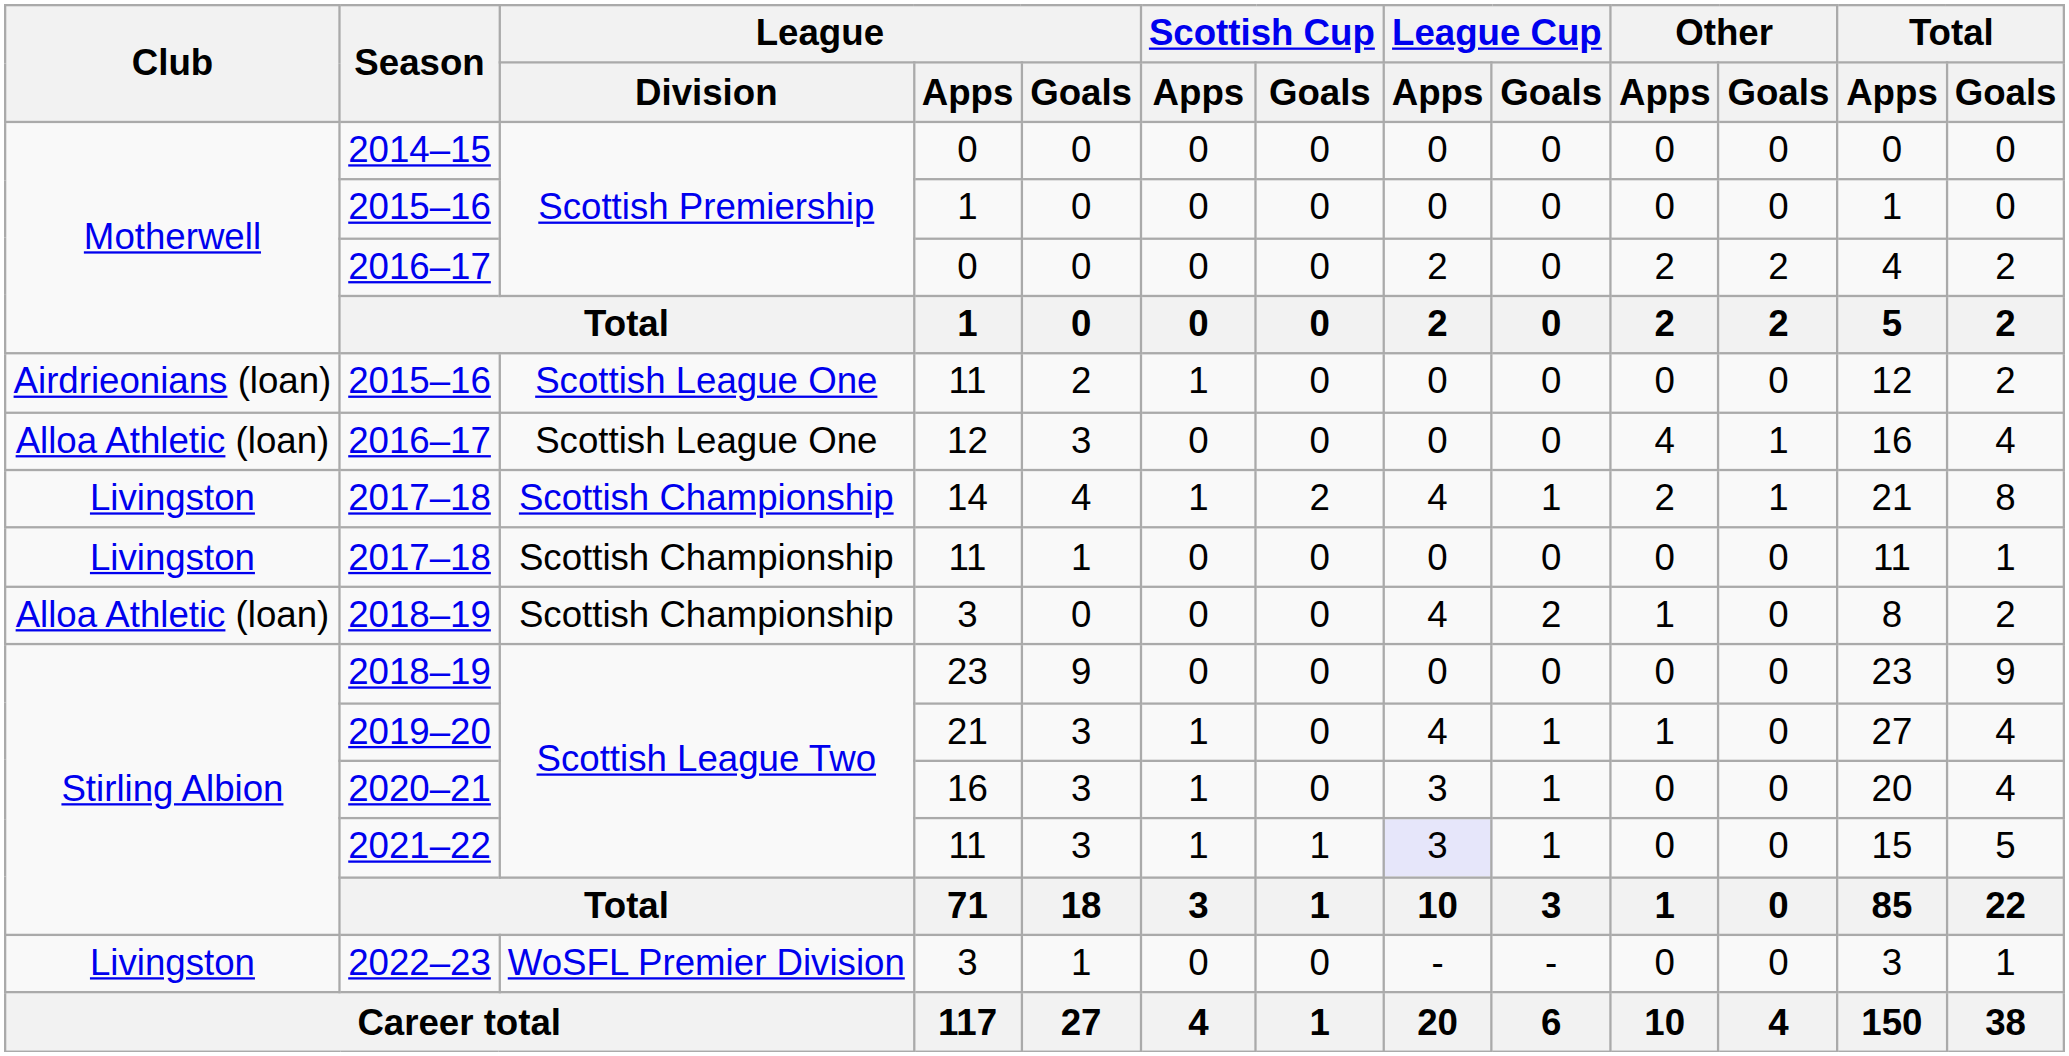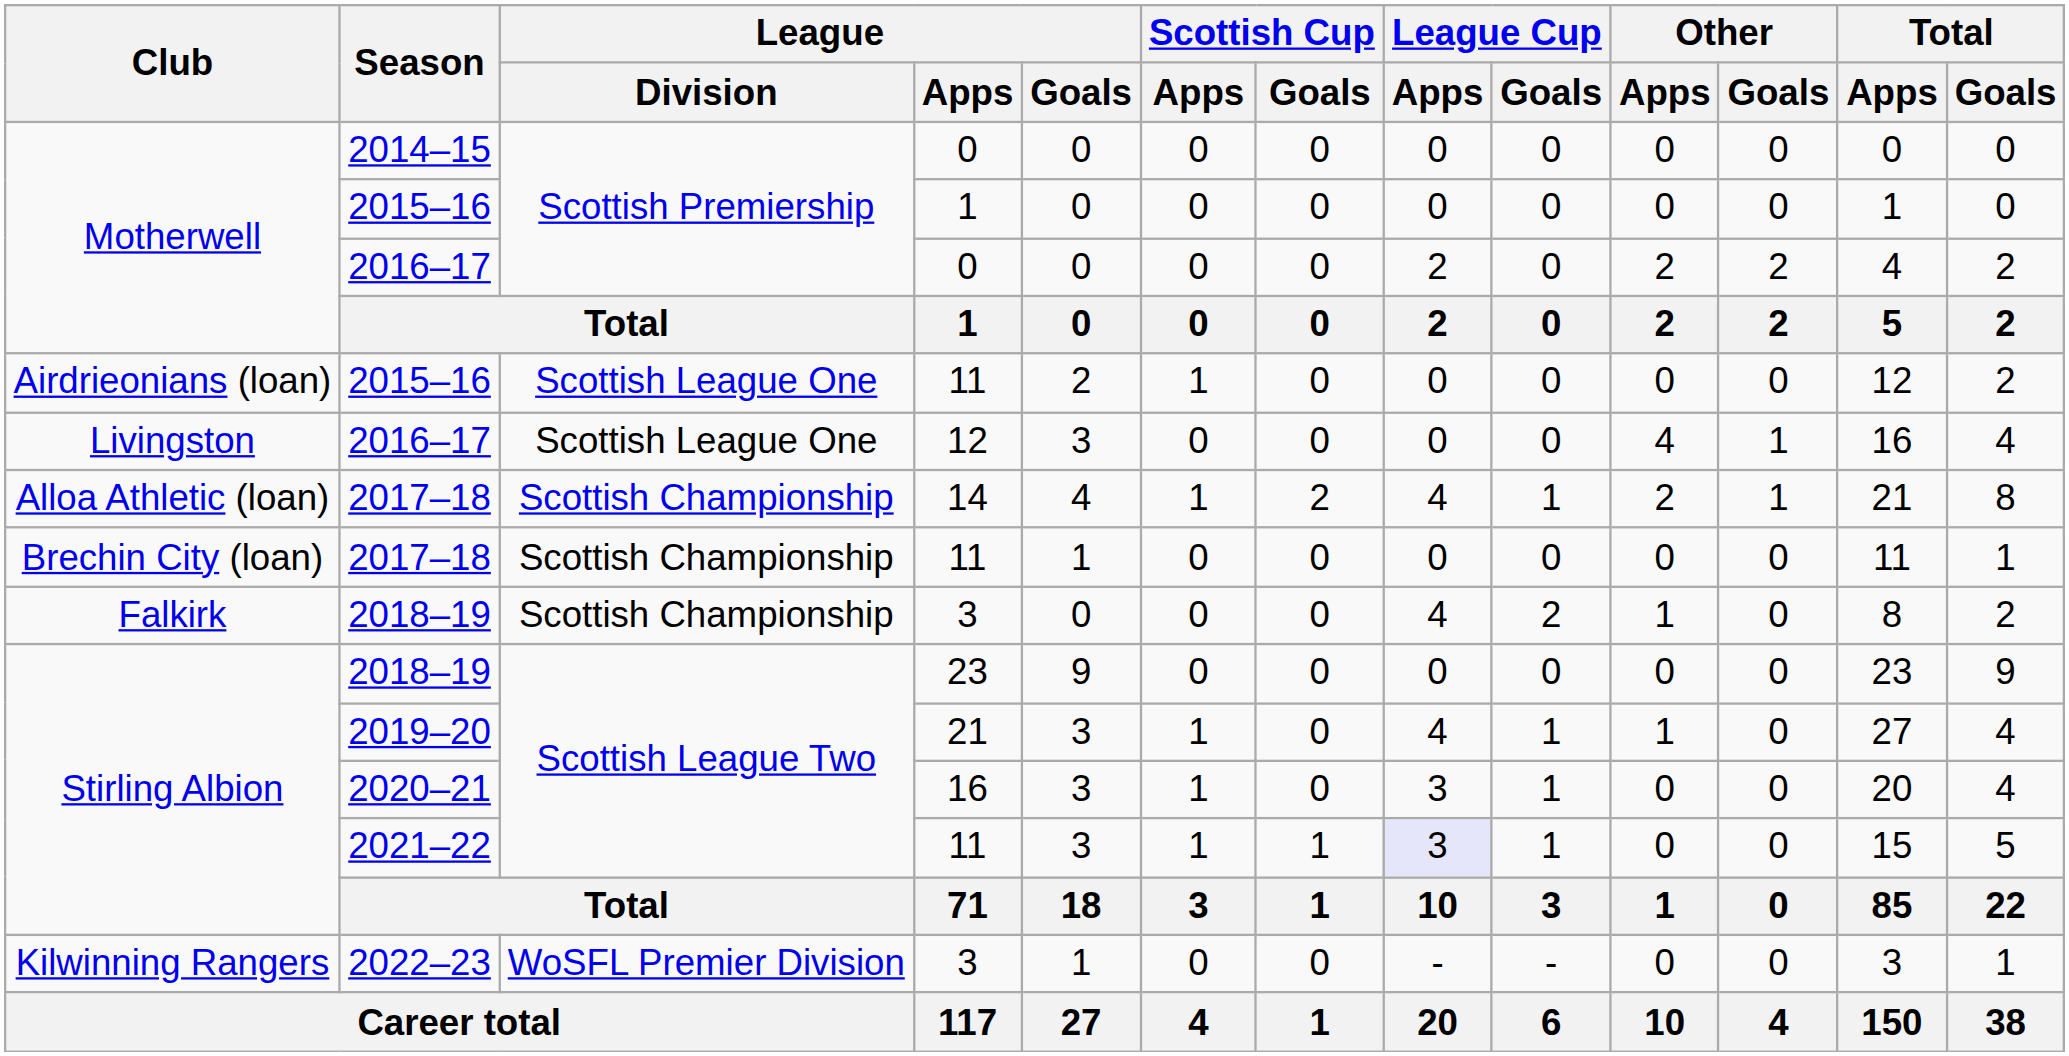(172, 440) Alloa Athletic (loan) -> (172, 440) Livingston
(172, 498) Livingston -> (172, 498) Alloa Athletic (loan)
(172, 556) Livingston -> (172, 556) Brechin City (loan)
(172, 614) Alloa Athletic (loan) -> (172, 614) Falkirk
(172, 963) Livingston -> (172, 963) Kilwinning Rangers
